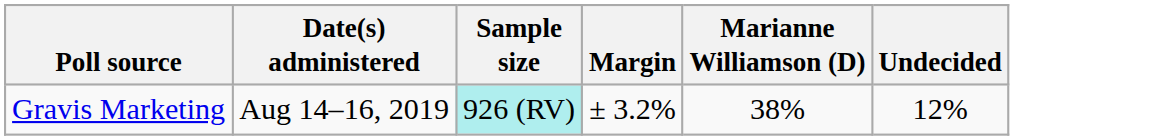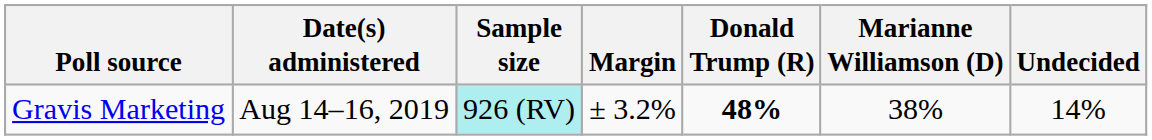+ column: (752, 44)
(940, 109) 12% -> (1078, 109) 14%
